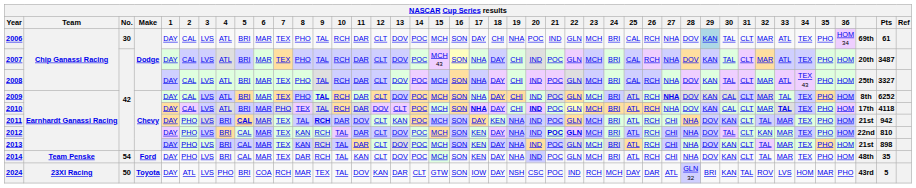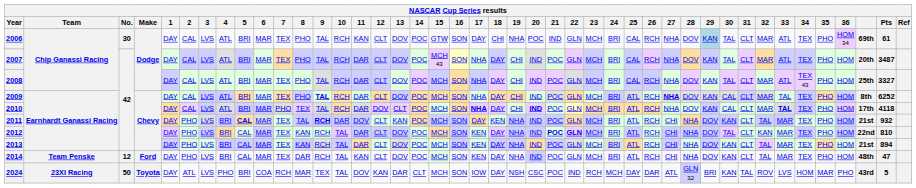(361, 39) DAR -> (361, 39) KAN
(439, 39) MCH -> (439, 39) GTW
(886, 120) 942 -> (886, 120) 932
(886, 145) 898 -> (886, 145) 894
(127, 157) 54 -> (127, 157) 12
(886, 157) 35 -> (886, 157) 47
(439, 173) GTW -> (439, 173) MCH
